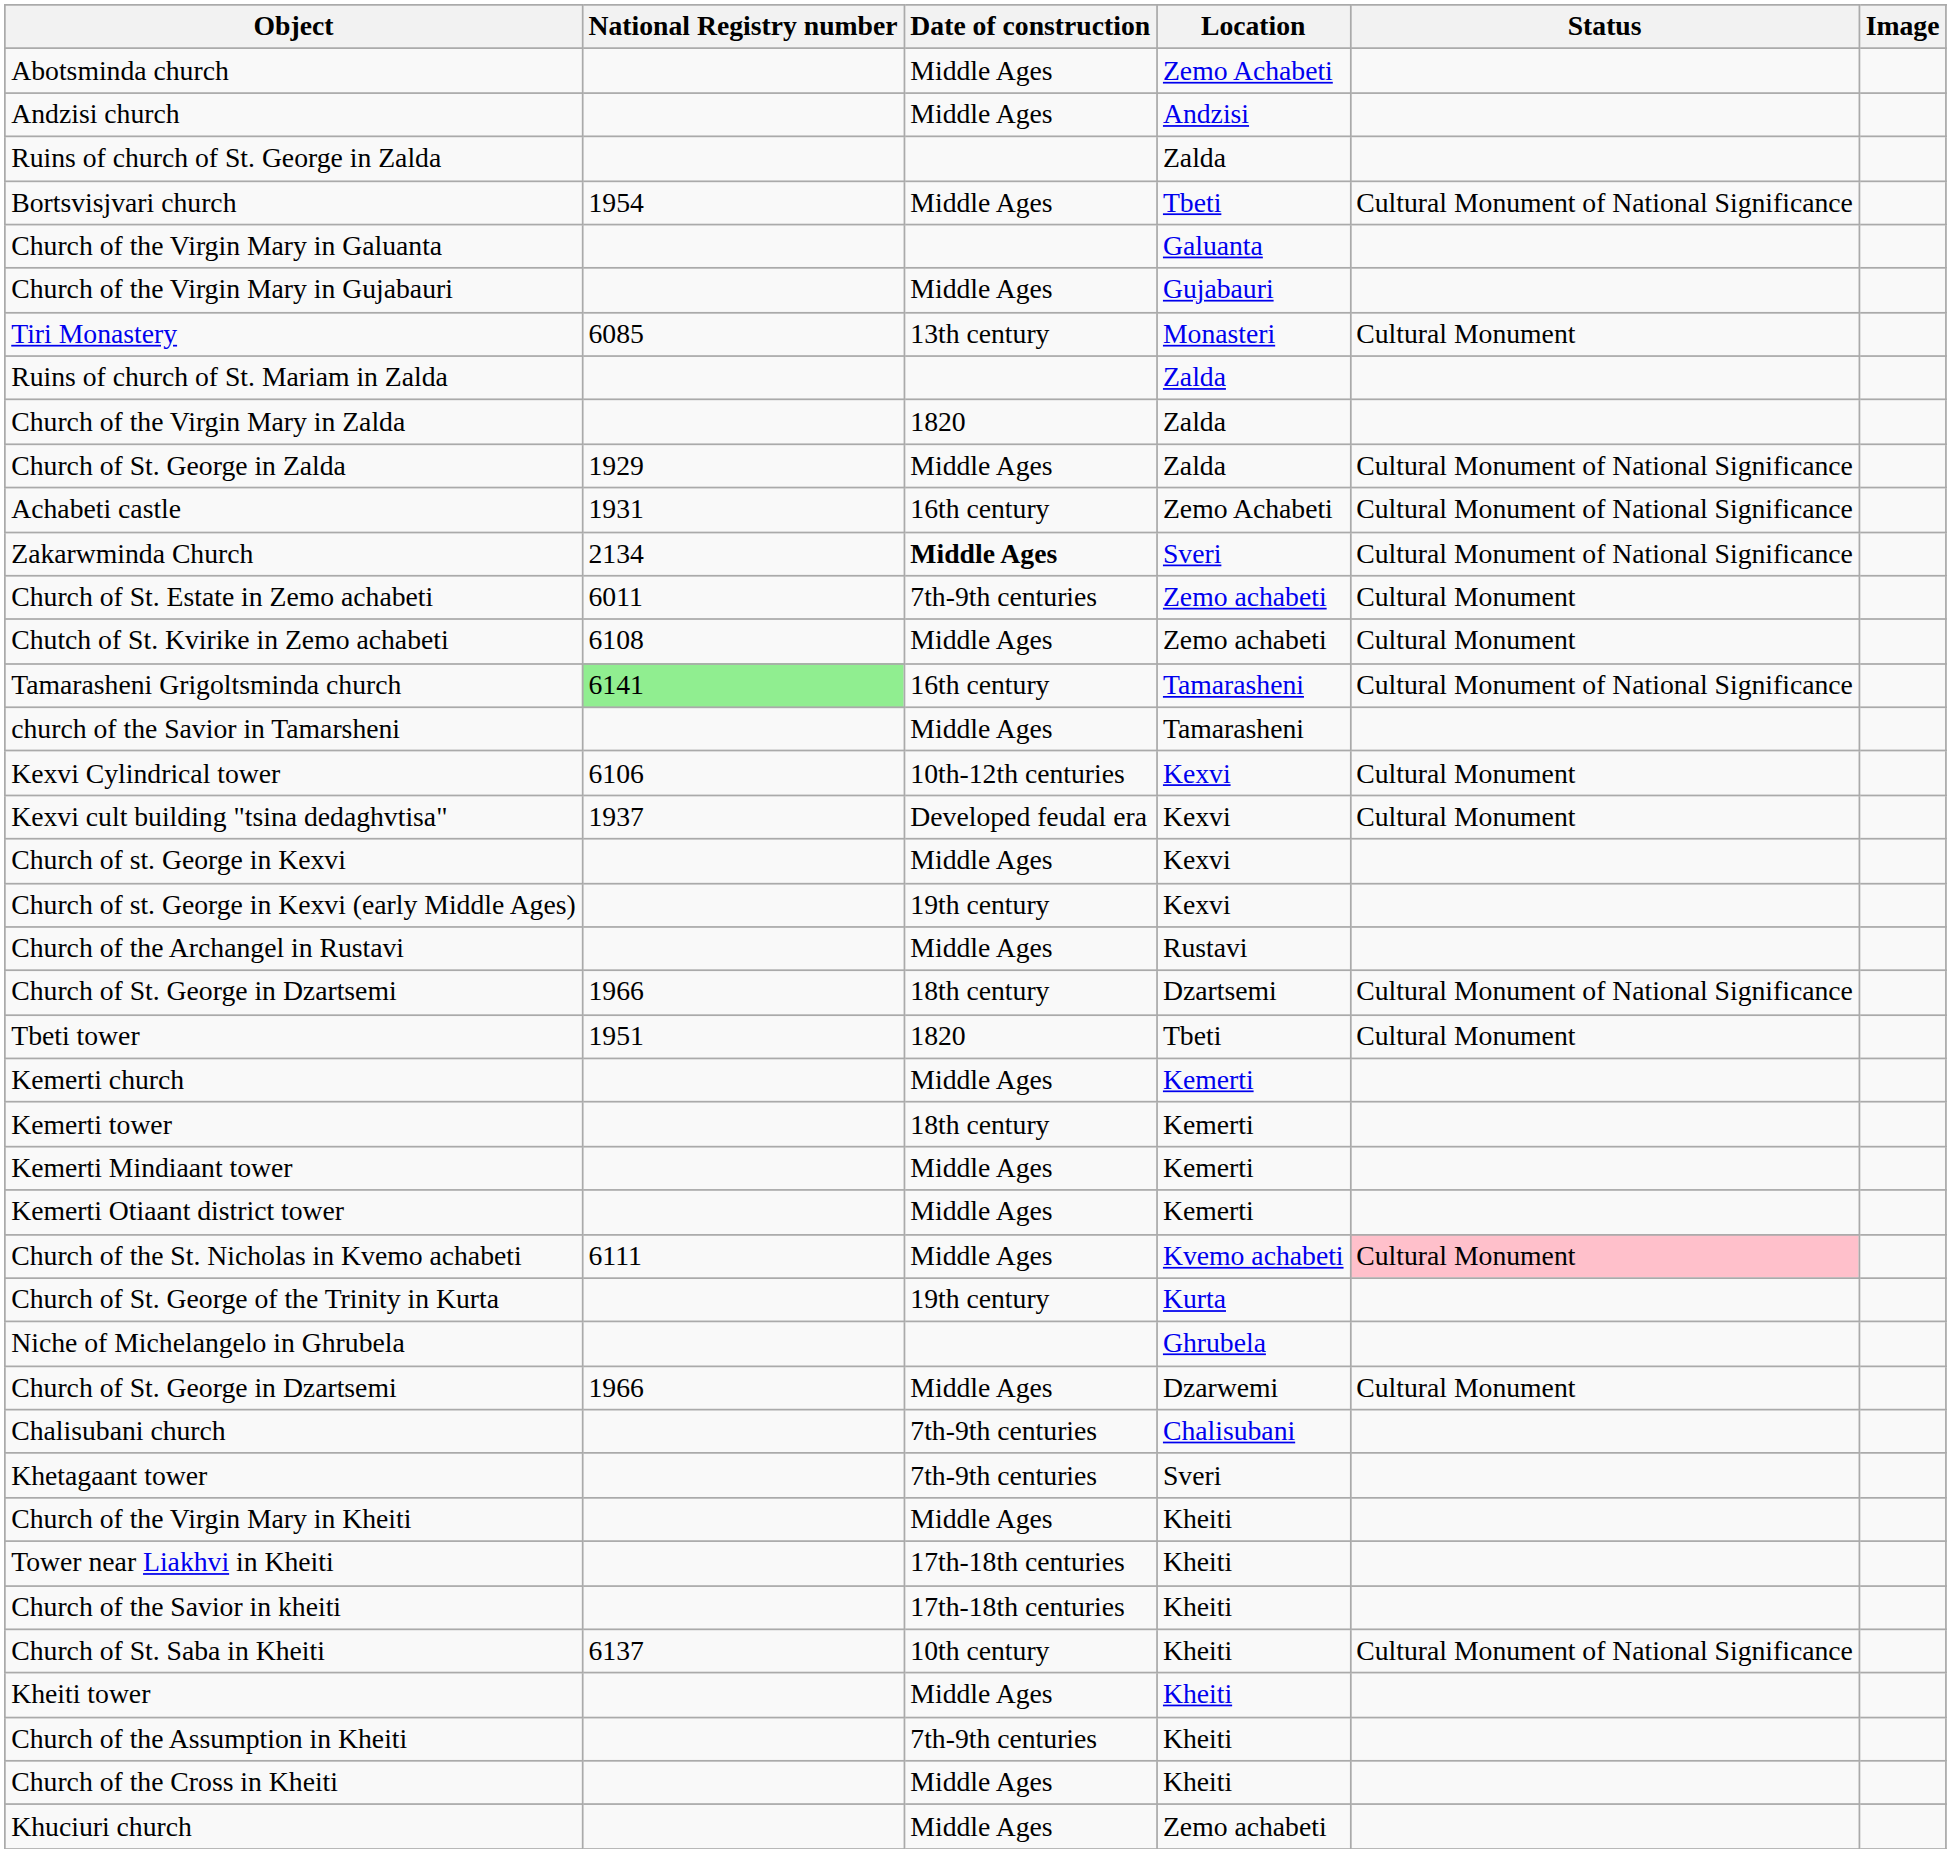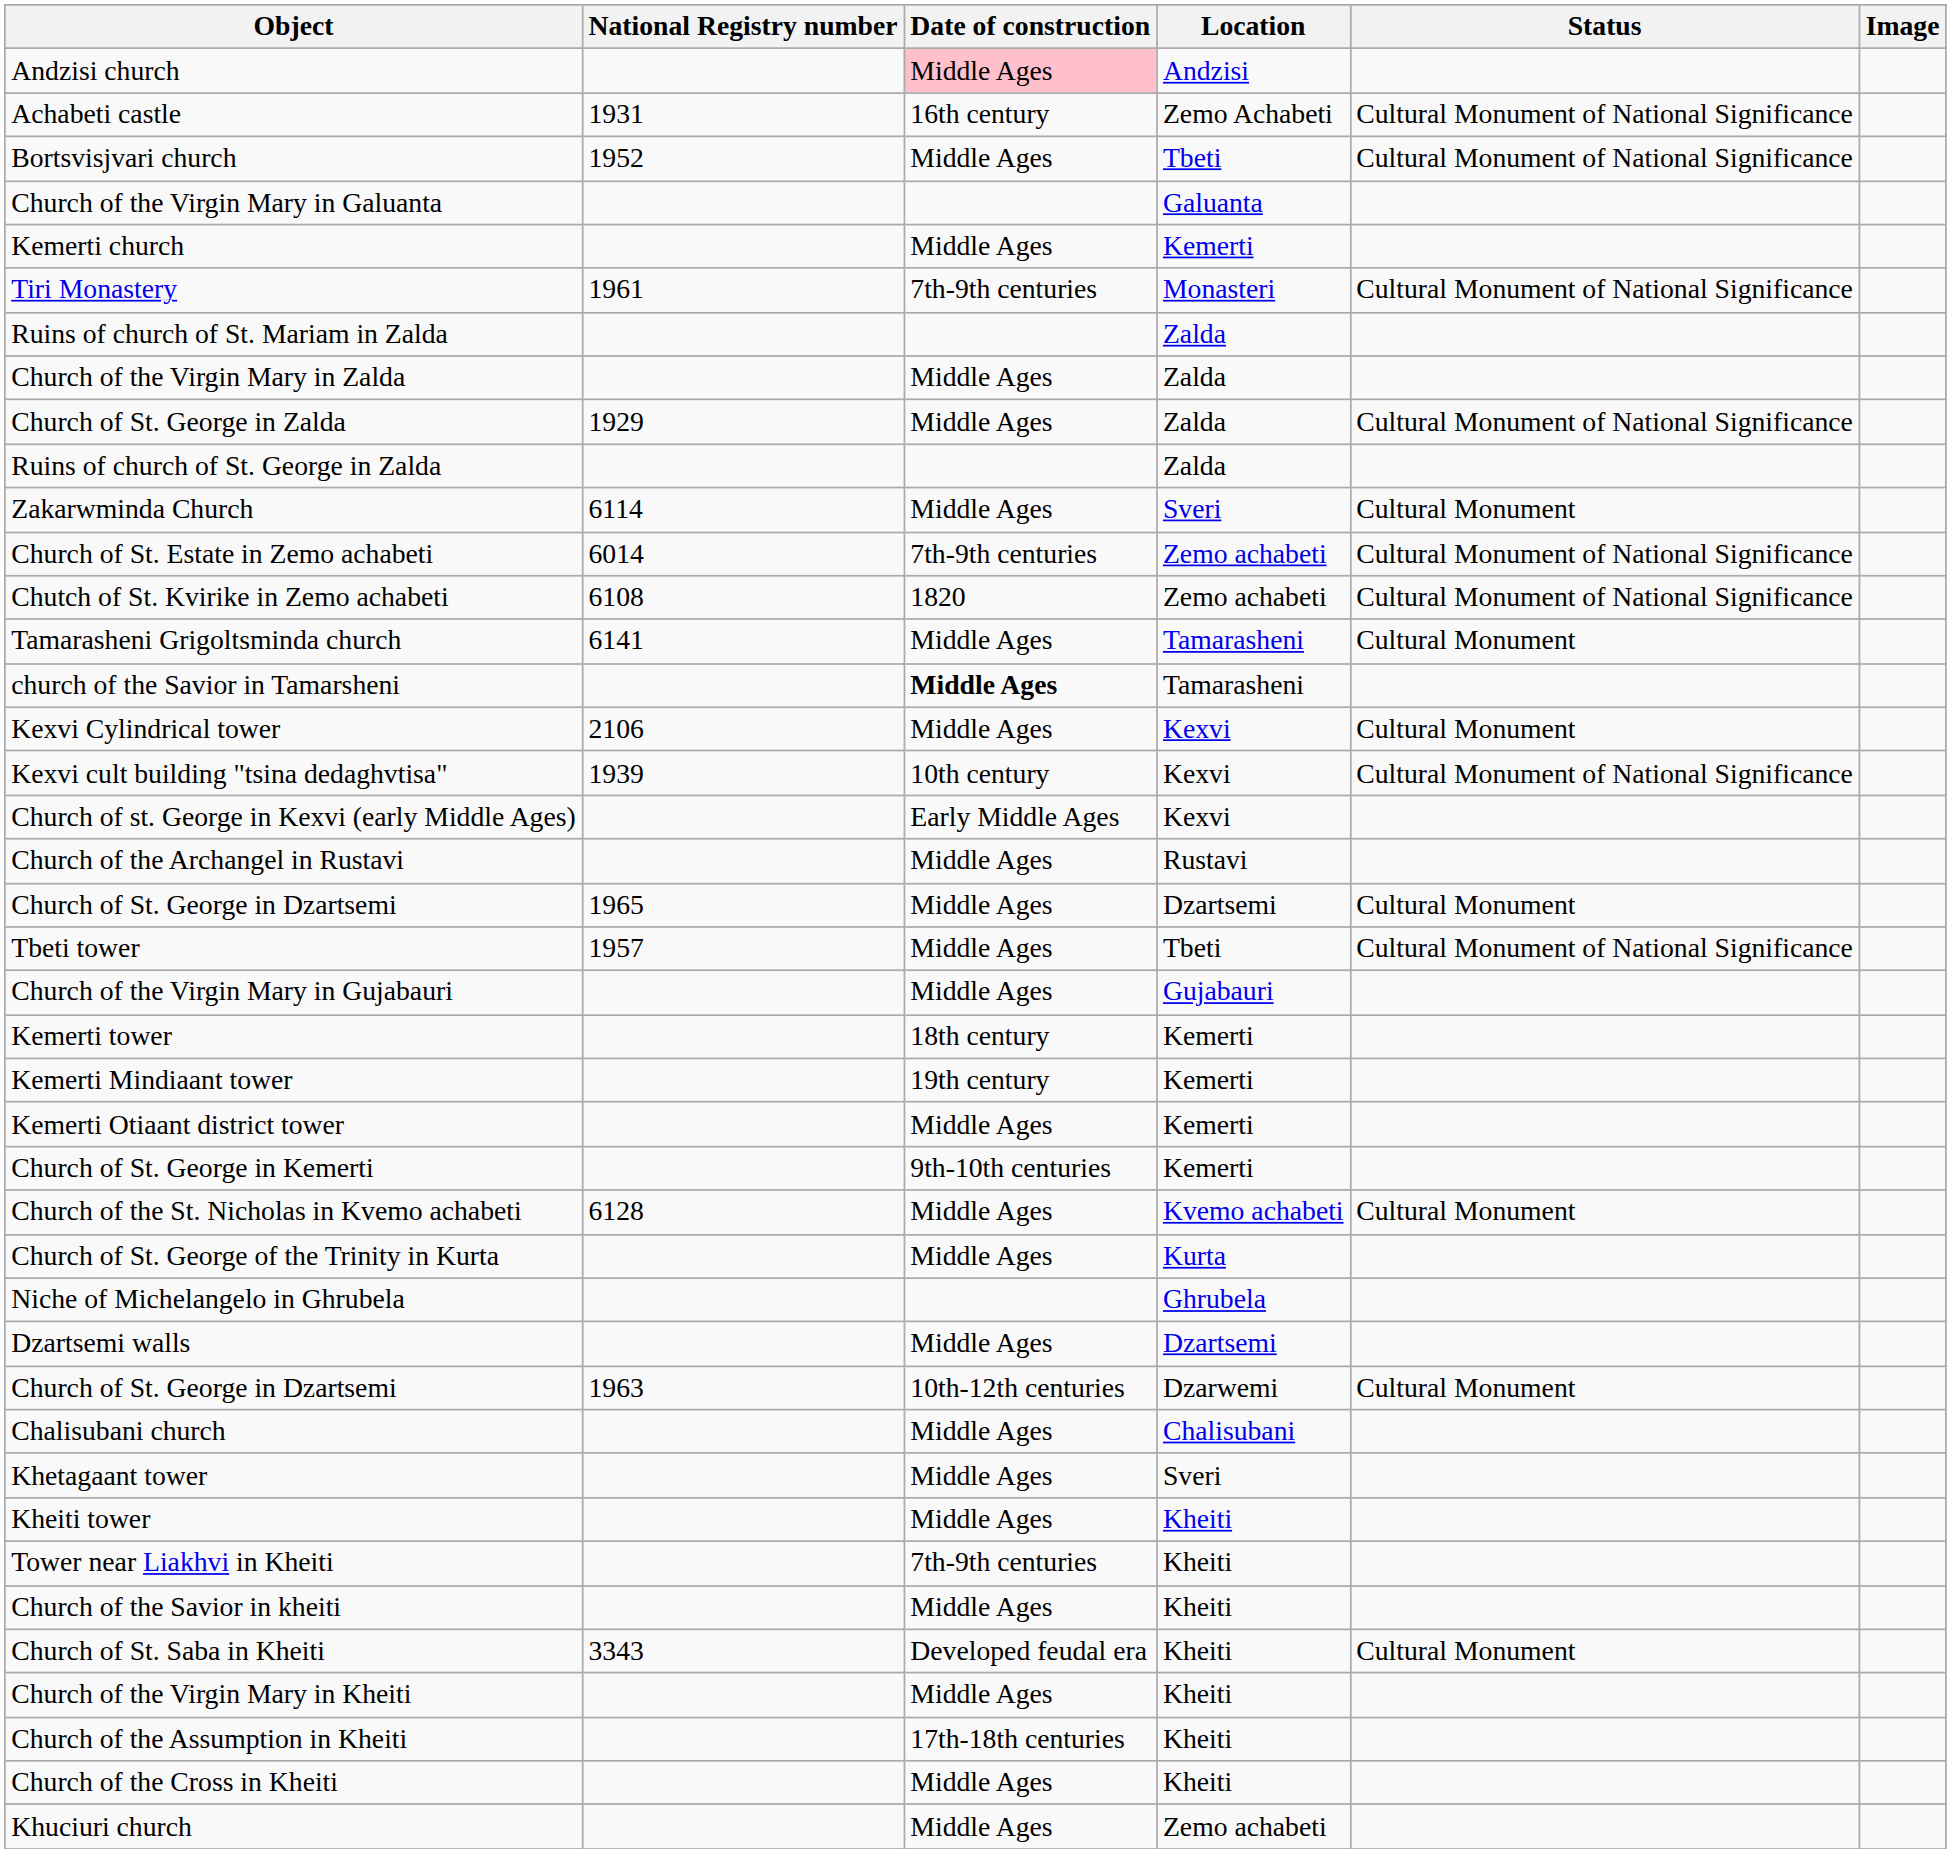- row: (120, 70)
(981, 114) no background -> (981, 70) pink background
rows swapped: (96, 509) <-> (226, 158)
(616, 202) 1954 -> (616, 158) 1952
rows swapped: (232, 289) <-> (98, 1080)
(616, 333) 6085 -> (616, 289) 1961
(980, 333) 13th century -> (1004, 289) 7th-9th centuries
(1466, 333) Cultural Monument -> (1605, 289) Cultural Monument of National Significance
(938, 421) 1820 -> (981, 377) Middle Ages
(616, 553) 2134 -> (616, 509) 6114
(984, 553) bold -> (981, 509) normal
(1605, 553) Cultural Monument of National Significance -> (1466, 509) Cultural Monument
(616, 597) 6011 -> (616, 553) 6014
(1466, 597) Cultural Monument -> (1605, 553) Cultural Monument of National Significance
(981, 641) Middle Ages -> (938, 597) 1820
(1466, 641) Cultural Monument -> (1605, 597) Cultural Monument of National Significance
(616, 684) lightgreen background -> (616, 641) no background
(980, 684) 16th century -> (981, 641) Middle Ages
(1605, 684) Cultural Monument of National Significance -> (1466, 641) Cultural Monument
(981, 728) normal -> (984, 684) bold
(616, 772) 6106 -> (616, 728) 2106
(1018, 772) 10th-12th centuries -> (981, 728) Middle Ages
(616, 816) 1937 -> (616, 772) 1939
(1029, 816) Developed feudal era -> (980, 772) 10th century
(1466, 816) Cultural Monument -> (1605, 772) Cultural Monument of National Significance
- row: (179, 860)
(980, 904) 19th century -> (1015, 816) Early Middle Ages
(616, 992) 1966 -> (616, 904) 1965
(980, 992) 18th century -> (981, 904) Middle Ages
(1605, 992) Cultural Monument of National Significance -> (1466, 904) Cultural Monument
(616, 1036) 1951 -> (616, 948) 1957
(938, 1036) 1820 -> (981, 948) Middle Ages
(1466, 1036) Cultural Monument -> (1605, 948) Cultural Monument of National Significance
(981, 1167) Middle Ages -> (980, 1080) 19th century
+ row: (192, 1167)
(615, 1255) 6111 -> (616, 1211) 6128
(1466, 1255) pink background -> (1466, 1211) no background
(980, 1299) 19th century -> (981, 1255) Middle Ages
+ row: (101, 1343)
(616, 1387) 1966 -> (616, 1387) 1963
(981, 1387) Middle Ages -> (1018, 1387) 10th-12th centuries
(1004, 1431) 7th-9th centuries -> (981, 1431) Middle Ages
(1004, 1475) 7th-9th centuries -> (981, 1475) Middle Ages
rows swapped: (81, 1694) <-> (211, 1519)
(1018, 1562) 17th-18th centuries -> (1004, 1562) 7th-9th centuries
(1018, 1606) 17th-18th centuries -> (981, 1606) Middle Ages
(616, 1650) 6137 -> (616, 1650) 3343
(980, 1650) 10th century -> (1029, 1650) Developed feudal era
(1605, 1650) Cultural Monument of National Significance -> (1466, 1650) Cultural Monument
(1004, 1738) 7th-9th centuries -> (1018, 1738) 17th-18th centuries
